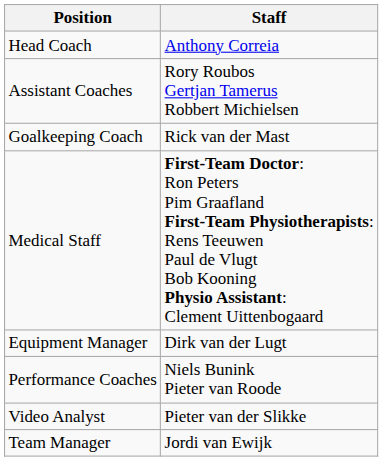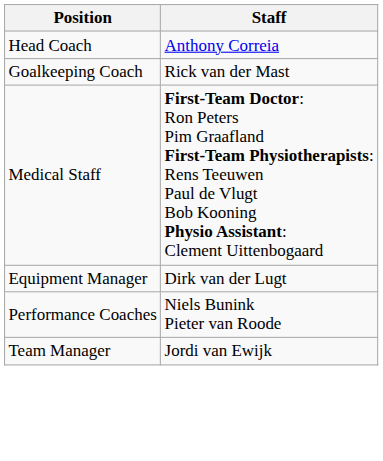- row: (70, 90)
- row: (57, 416)
